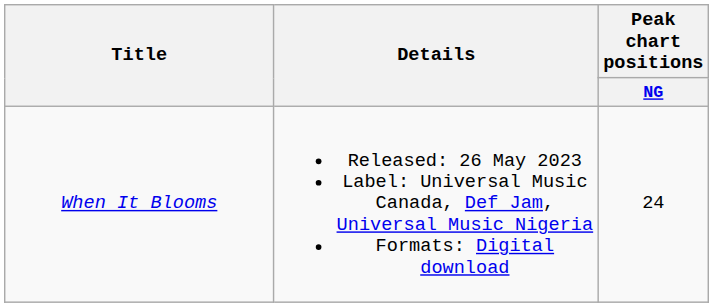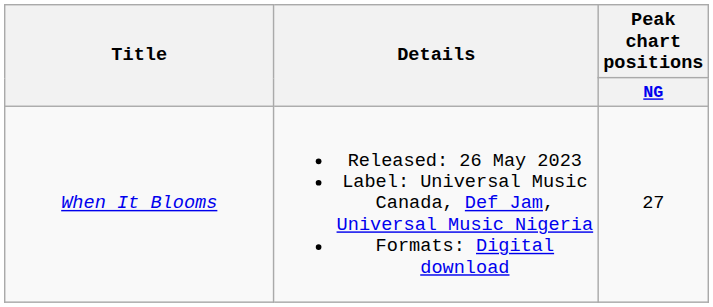(653, 204) 24 -> (653, 204) 27
